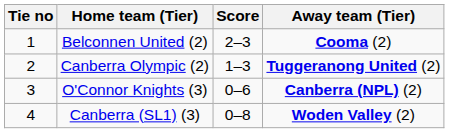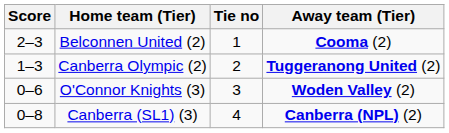columns swapped: (31, 16) <-> (238, 16)
(353, 90) Canberra (NPL) (2) -> (353, 90) Woden Valley (2)
(353, 115) Woden Valley (2) -> (353, 115) Canberra (NPL) (2)
